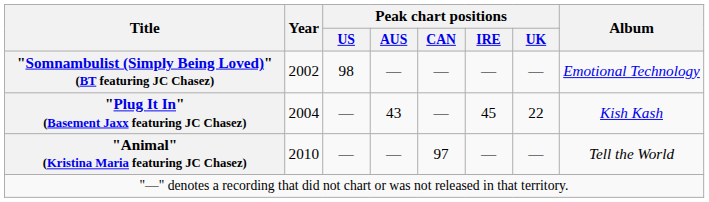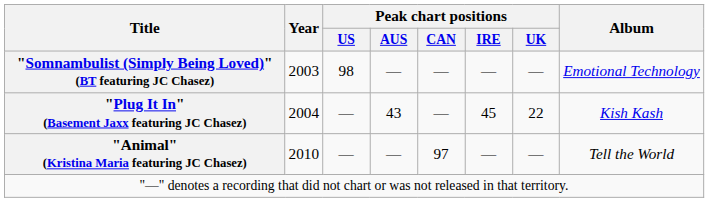(304, 71) 2002 -> (304, 71) 2003
